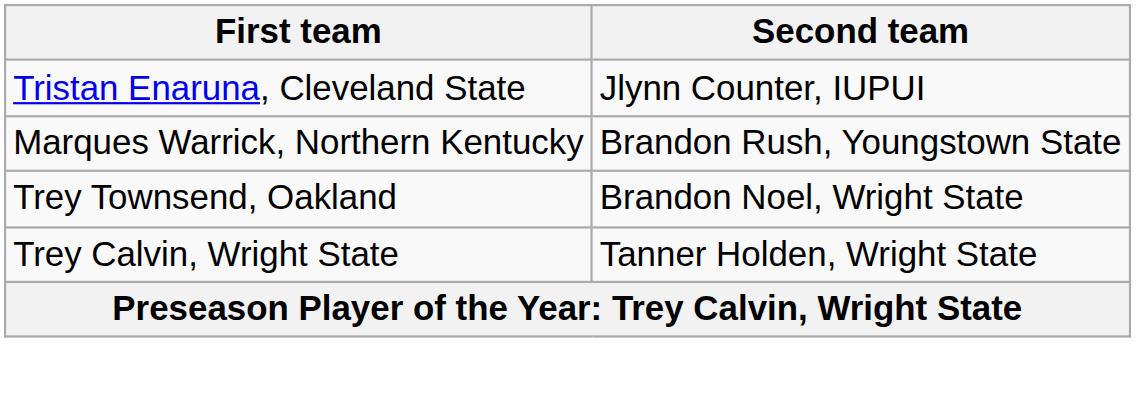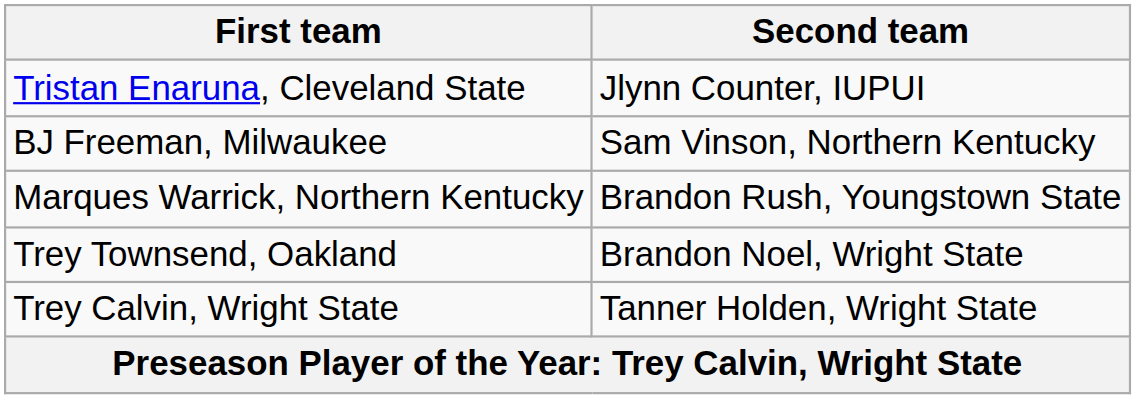+ row: (200, 142)
